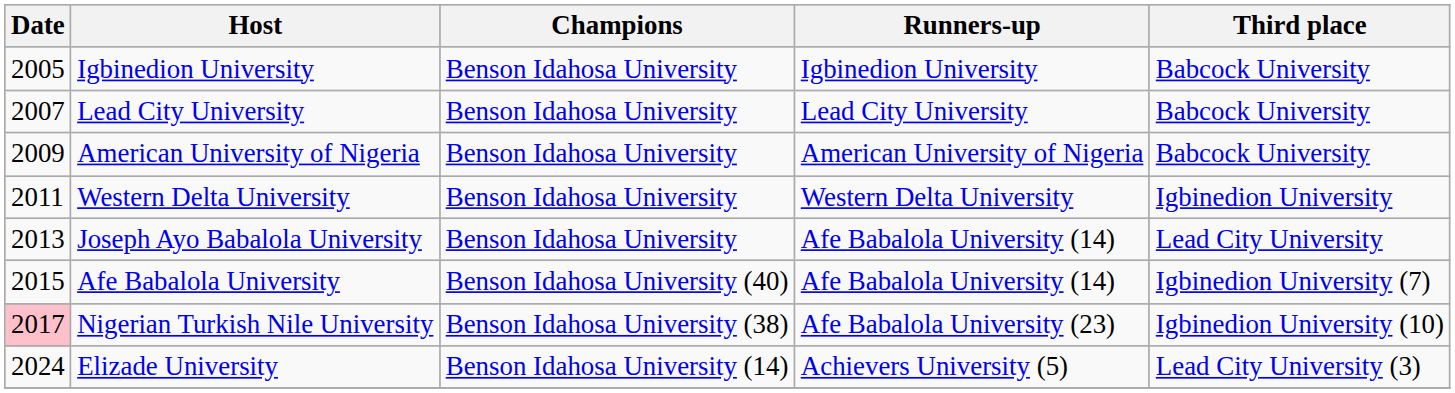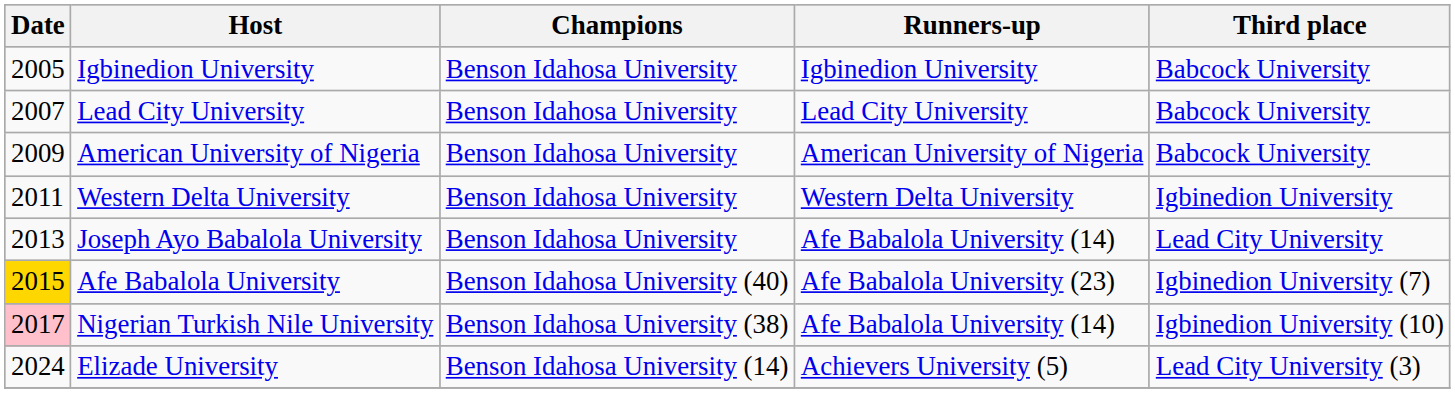(38, 281) no background -> (38, 281) gold background
(958, 281) Afe Babalola University (14) -> (958, 281) Afe Babalola University (23)
(958, 324) Afe Babalola University (23) -> (958, 324) Afe Babalola University (14)
